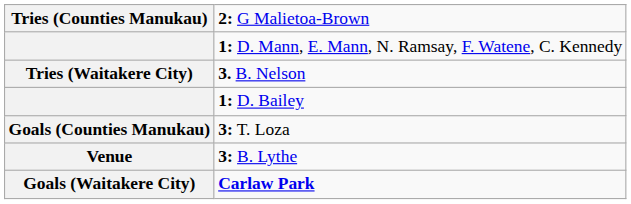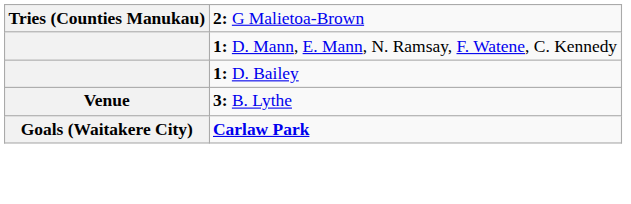- row: (262, 73)
- row: (254, 128)
